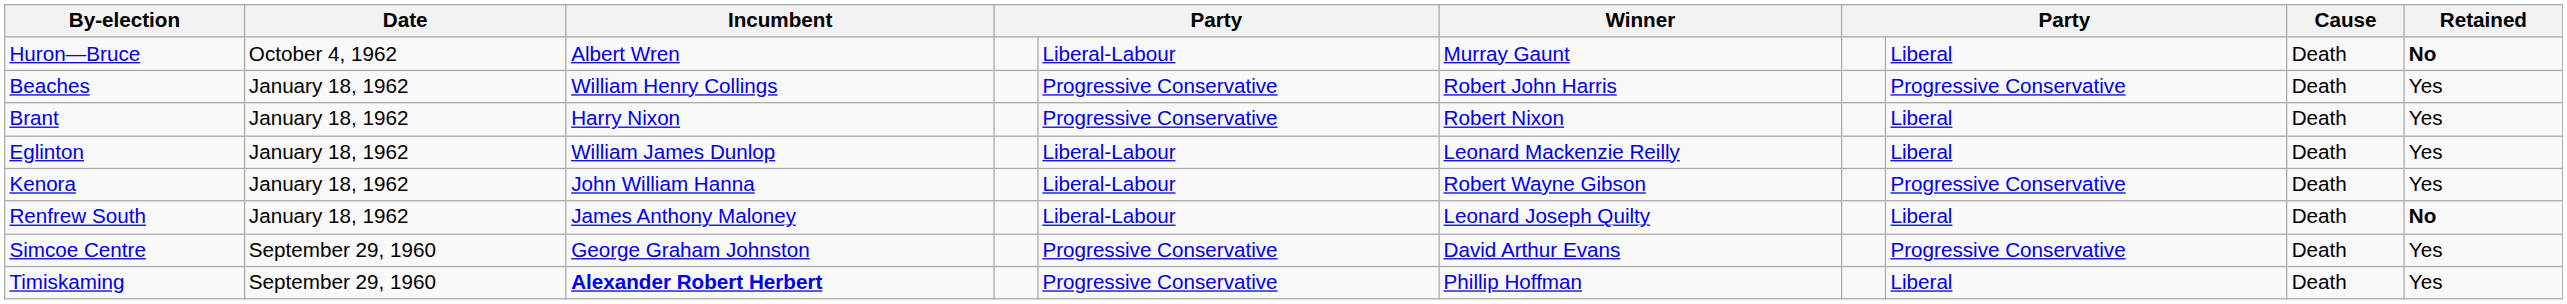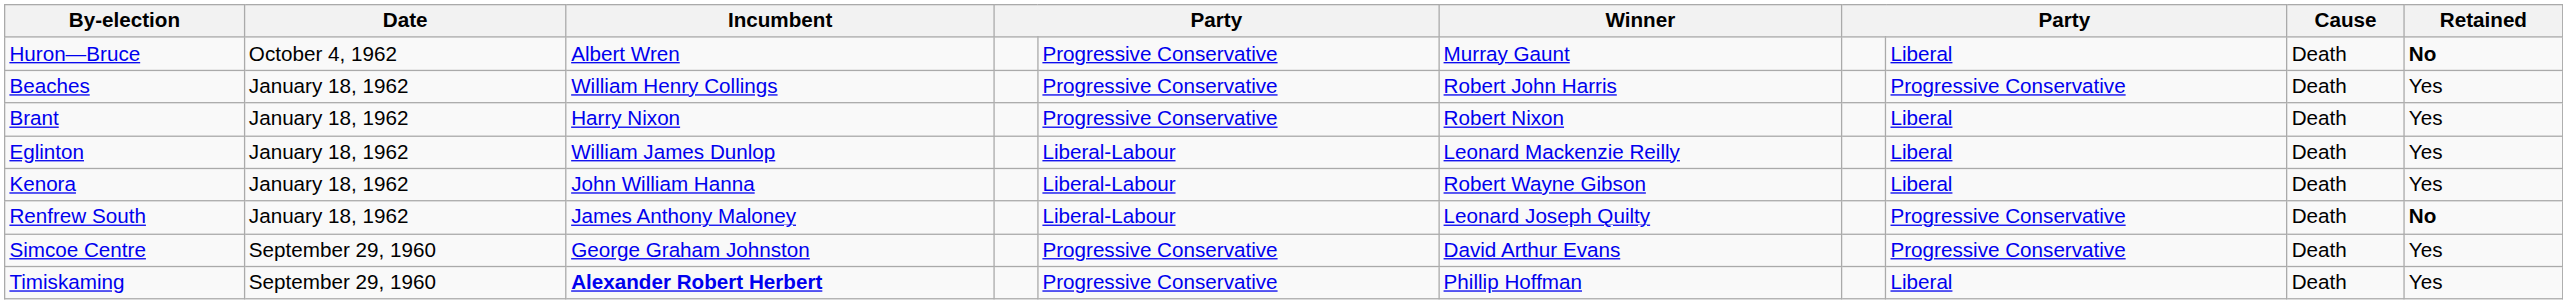(1109, 53) Liberal-Labour -> (1160, 53) Progressive Conservative
(2008, 184) Progressive Conservative -> (1921, 184) Liberal
(1921, 217) Liberal -> (2008, 217) Progressive Conservative
